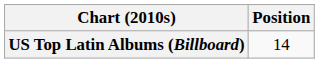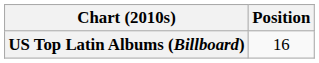(281, 44) 14 -> (281, 44) 16
